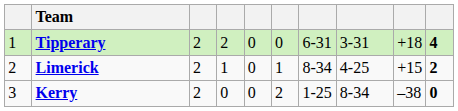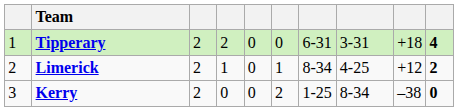(410, 67) +15 -> (410, 67) +12
